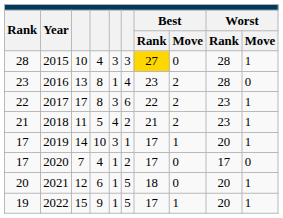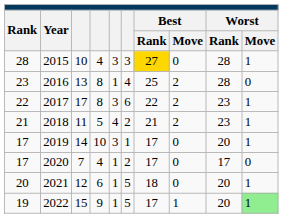(152, 81) 23 -> (152, 81) 25
(176, 142) 1 -> (176, 142) 0
(248, 203) no background -> (248, 203) lightgreen background
